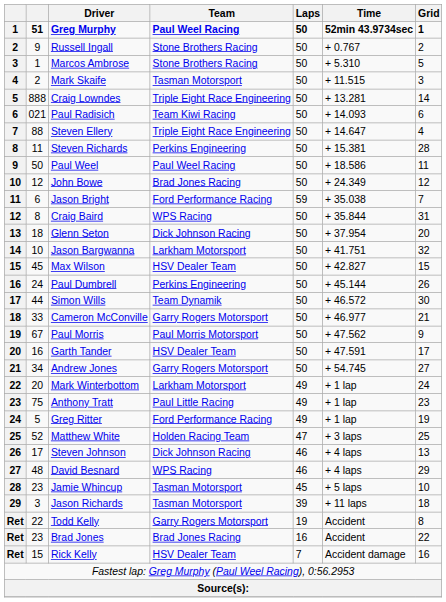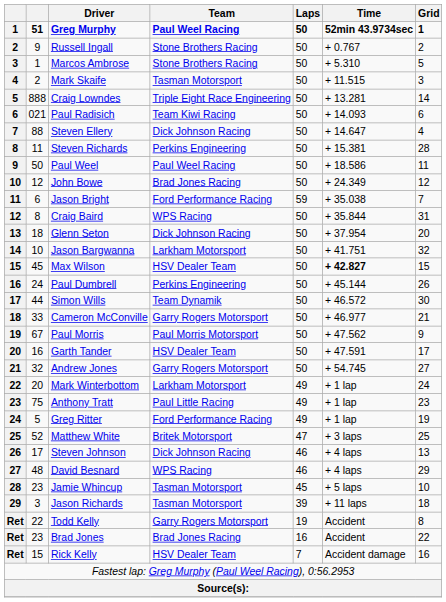(222, 131) Triple Eight Race Engineering -> (202, 131) Dick Johnson Racing
(345, 267) normal -> (345, 267) bold
(37, 368) 34 -> (37, 368) 32
(201, 436) Holden Racing Team -> (192, 436) Britek Motorsport
